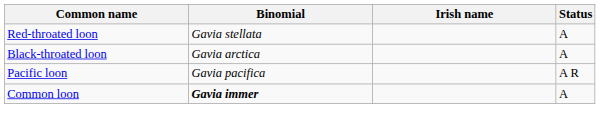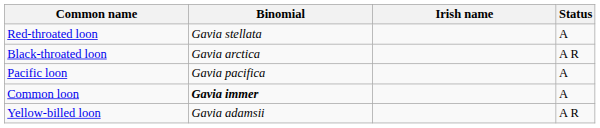(563, 53) A -> (569, 53) A R
(569, 73) A R -> (563, 73) A
+ row: (54, 113)
